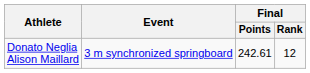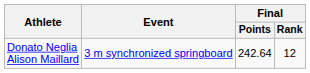(255, 54) 242.61 -> (255, 54) 242.64
